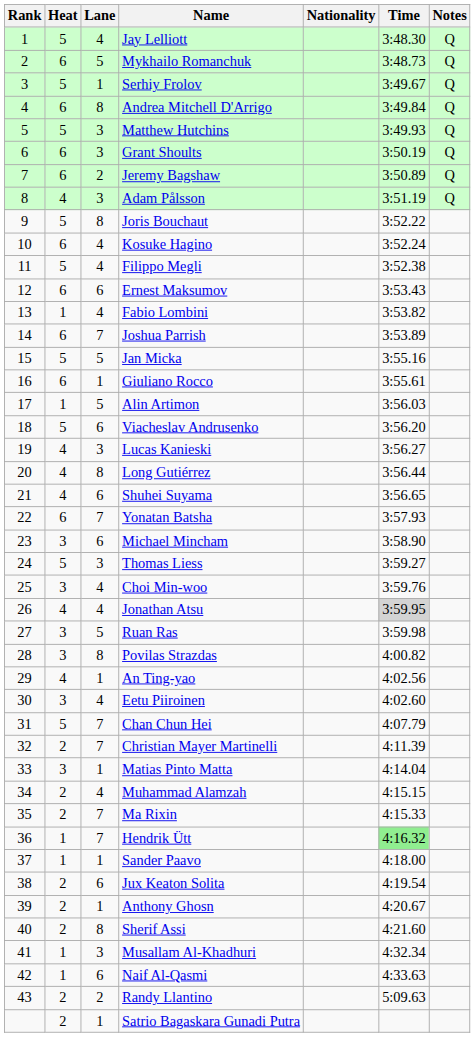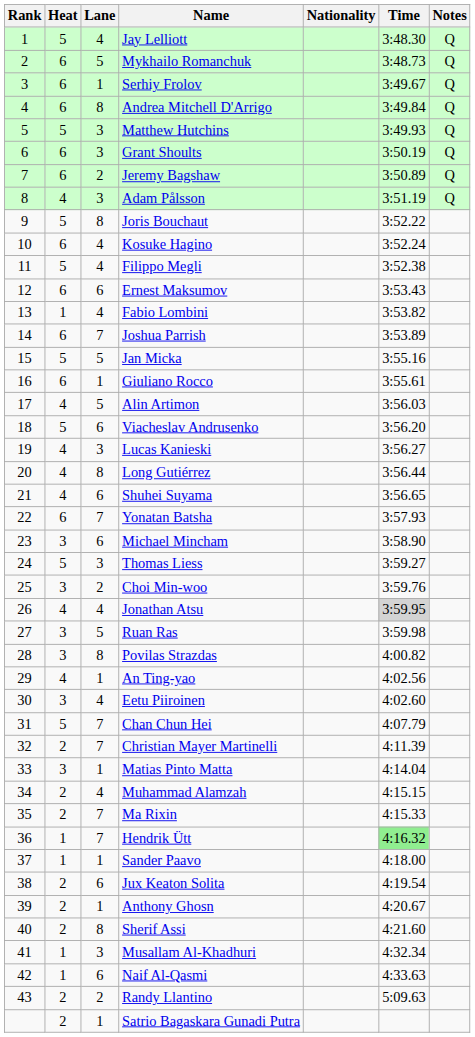(63, 84) 5 -> (63, 84) 6
(63, 404) 1 -> (63, 404) 4
(100, 586) 4 -> (100, 586) 2
